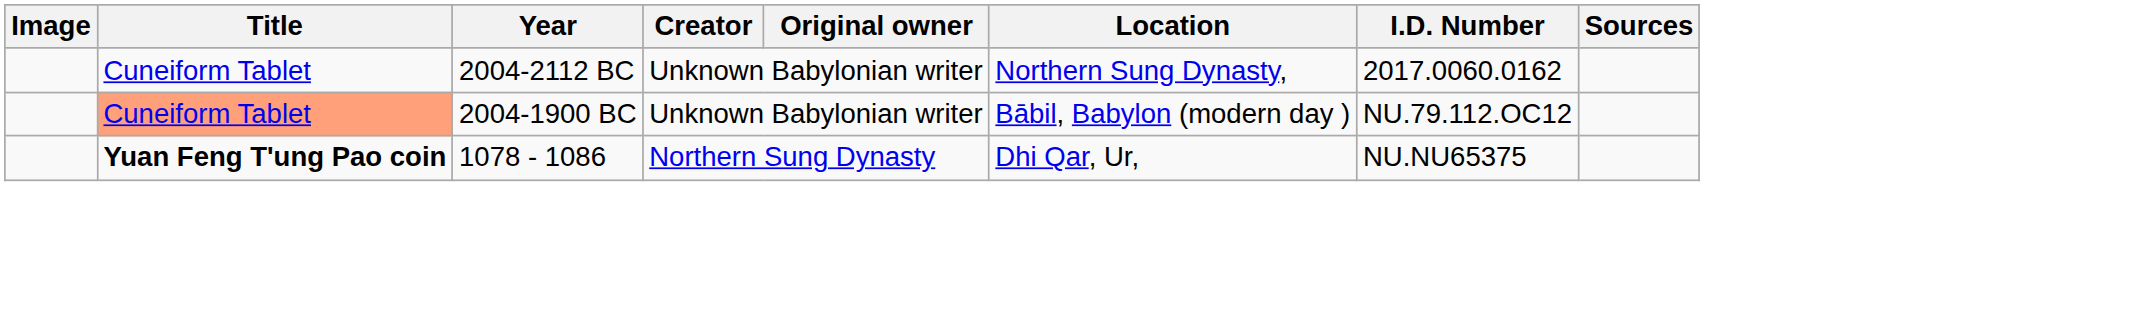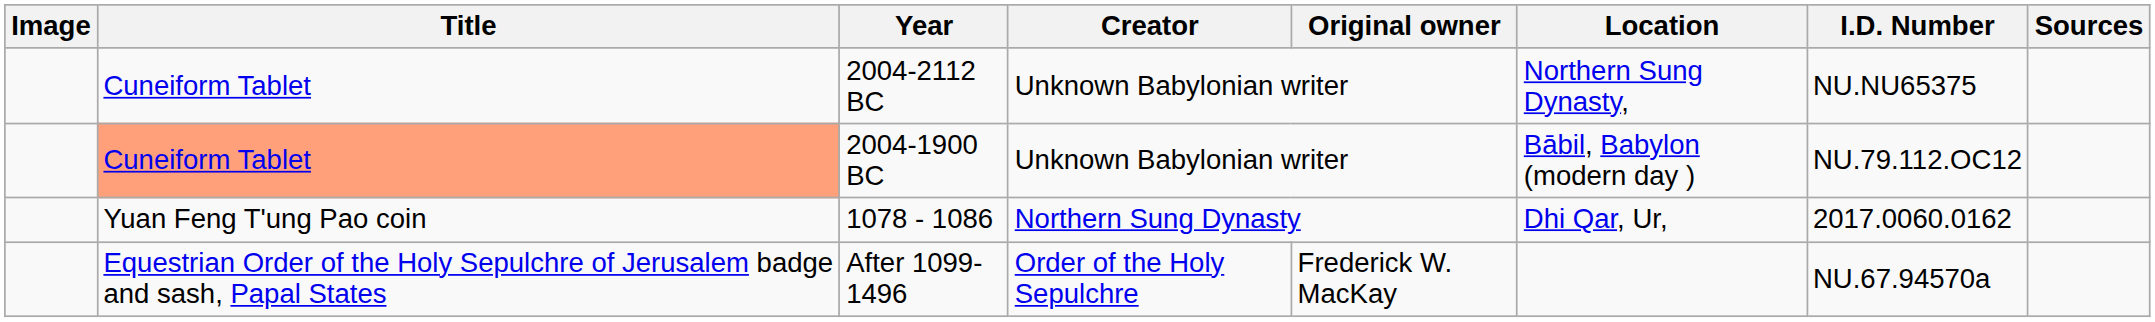(1462, 69) 2017.0060.0162 -> (1895, 85) NU.NU65375
(275, 157) bold -> (265, 219) normal
(1445, 157) NU.NU65375 -> (1912, 219) 2017.0060.0162
+ row: (914, 278)
